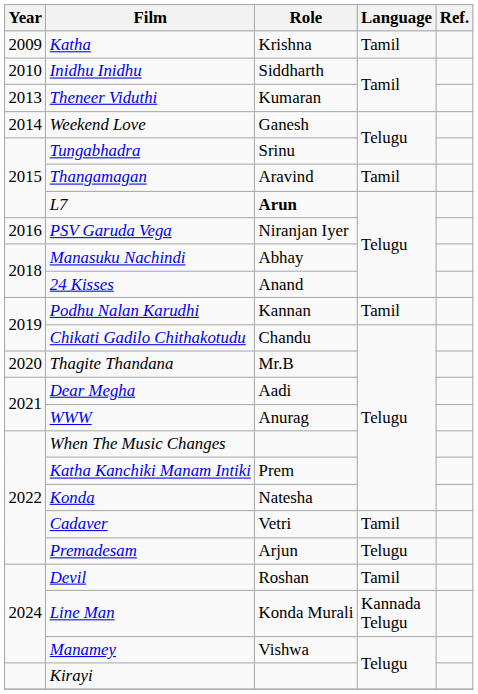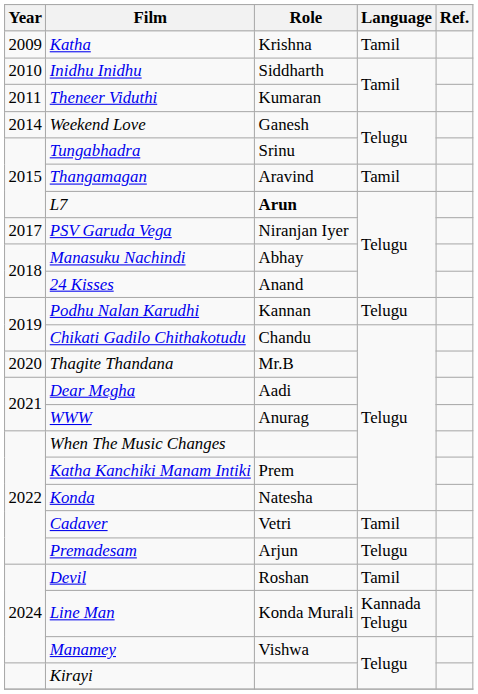(25, 97) 2013 -> (25, 97) 2011
(25, 230) 2016 -> (25, 230) 2017
(381, 310) Tamil -> (384, 310) Telugu
